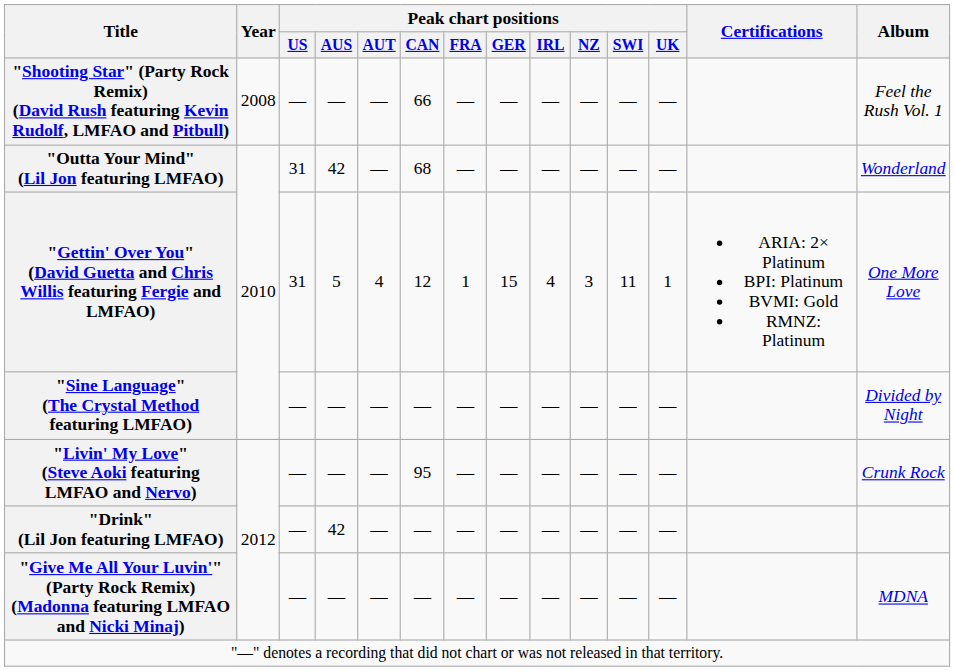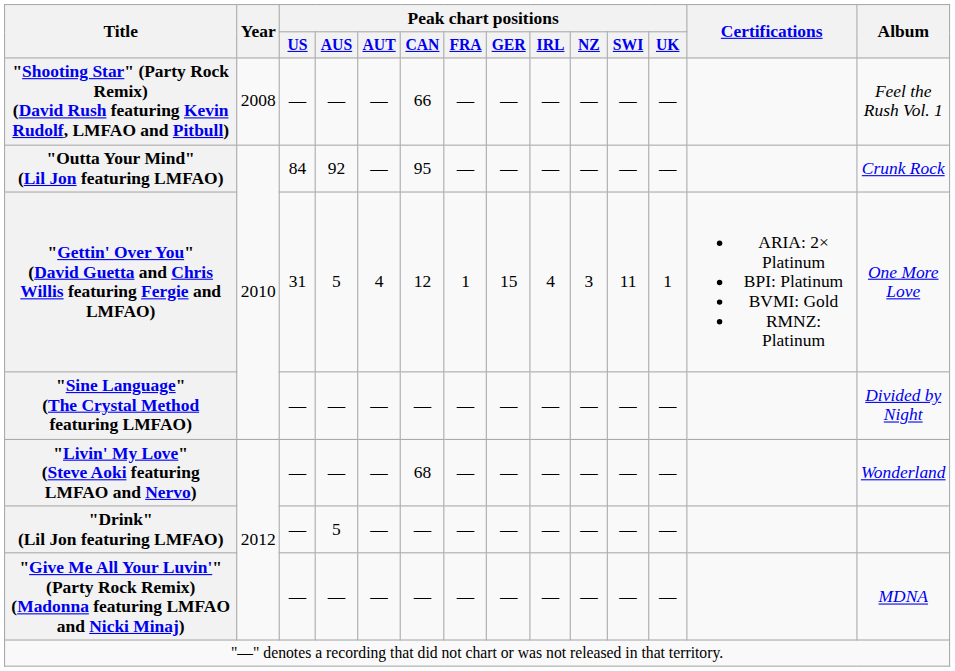(298, 168) 31 -> (298, 168) 84
(336, 168) 42 -> (336, 168) 92
(422, 168) 68 -> (422, 168) 95
(903, 168) Wonderland -> (903, 168) Crunk Rock
(422, 472) 95 -> (422, 472) 68
(903, 472) Crunk Rock -> (903, 472) Wonderland
(336, 529) 42 -> (336, 529) 5
